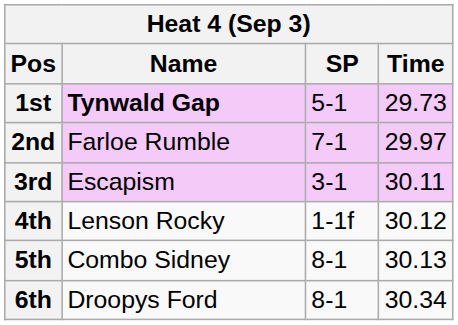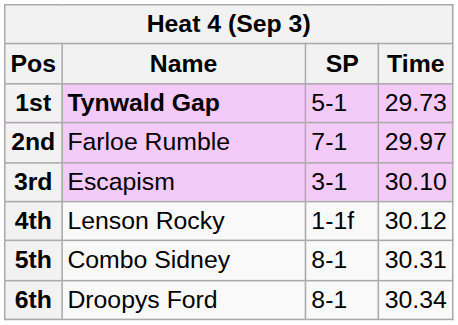(415, 181) 30.11 -> (416, 181) 30.10
(416, 260) 30.13 -> (416, 260) 30.31
